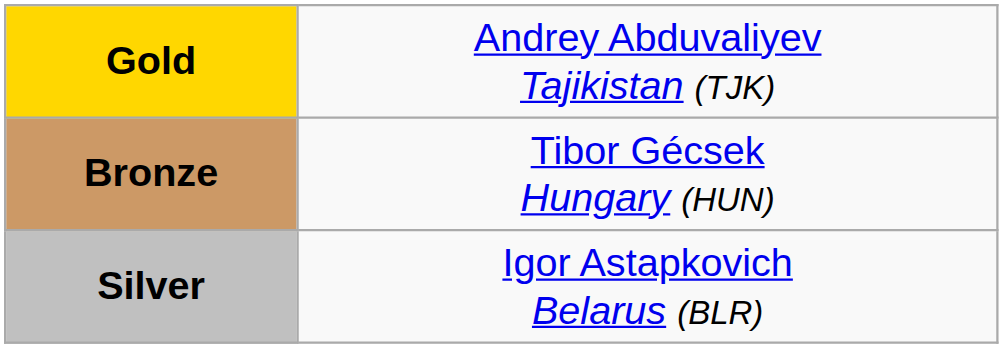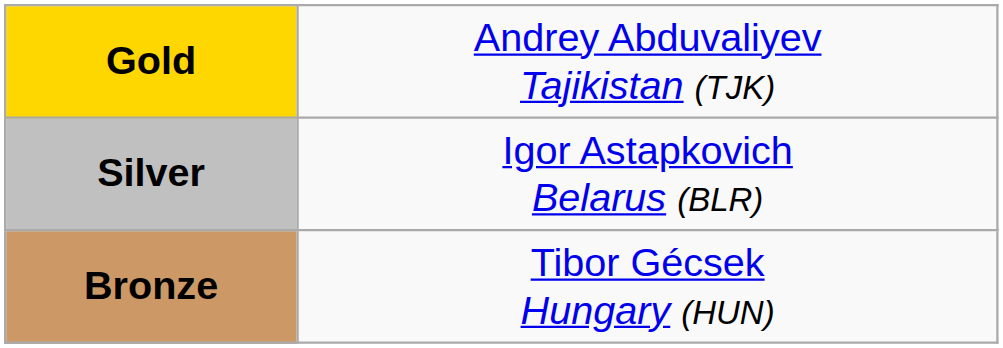rows swapped: (151, 285) <-> (151, 172)
